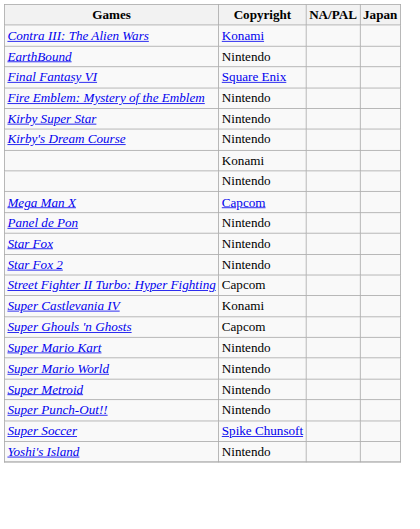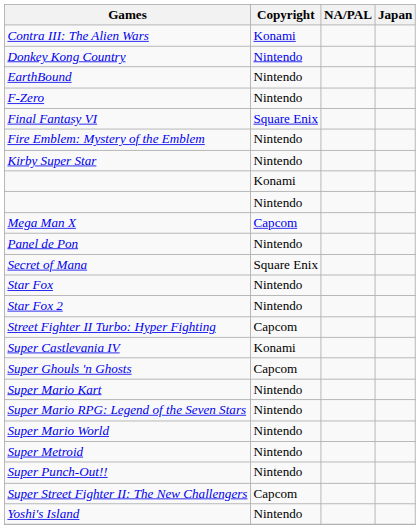+ row: (66, 56)
+ row: (26, 98)
- row: (67, 139)
+ row: (47, 264)
+ row: (127, 410)
- row: (42, 431)
+ row: (127, 493)
